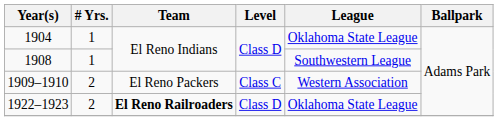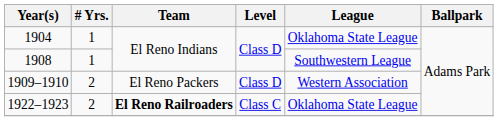(260, 82) Class C -> (260, 82) Class D
(260, 105) Class D -> (260, 105) Class C
